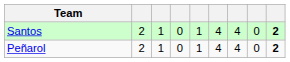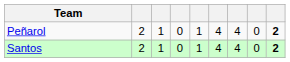rows swapped: (24, 31) <-> (26, 48)
